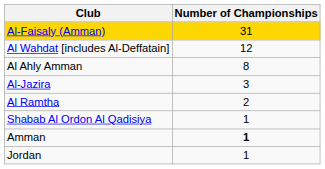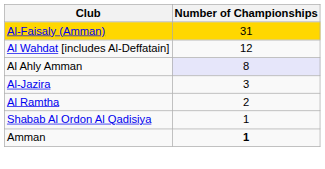(246, 66) no background -> (246, 66) lavender background
- row: (24, 155)
